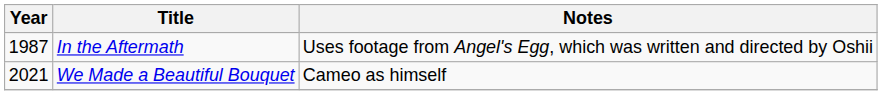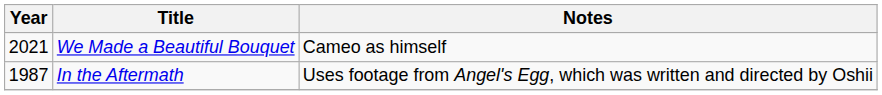rows swapped: (120, 47) <-> (176, 75)
